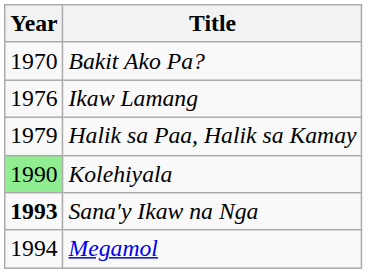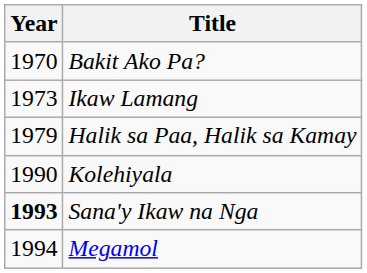(34, 98) 1976 -> (34, 98) 1973
(34, 173) lightgreen background -> (34, 173) no background
